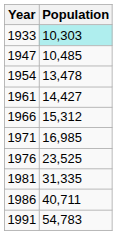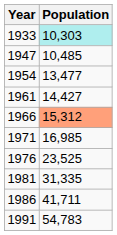(62, 76) 13,478 -> (62, 76) 13,477
(62, 117) no background -> (62, 117) lightsalmon background
(62, 199) 40,711 -> (62, 199) 41,711
